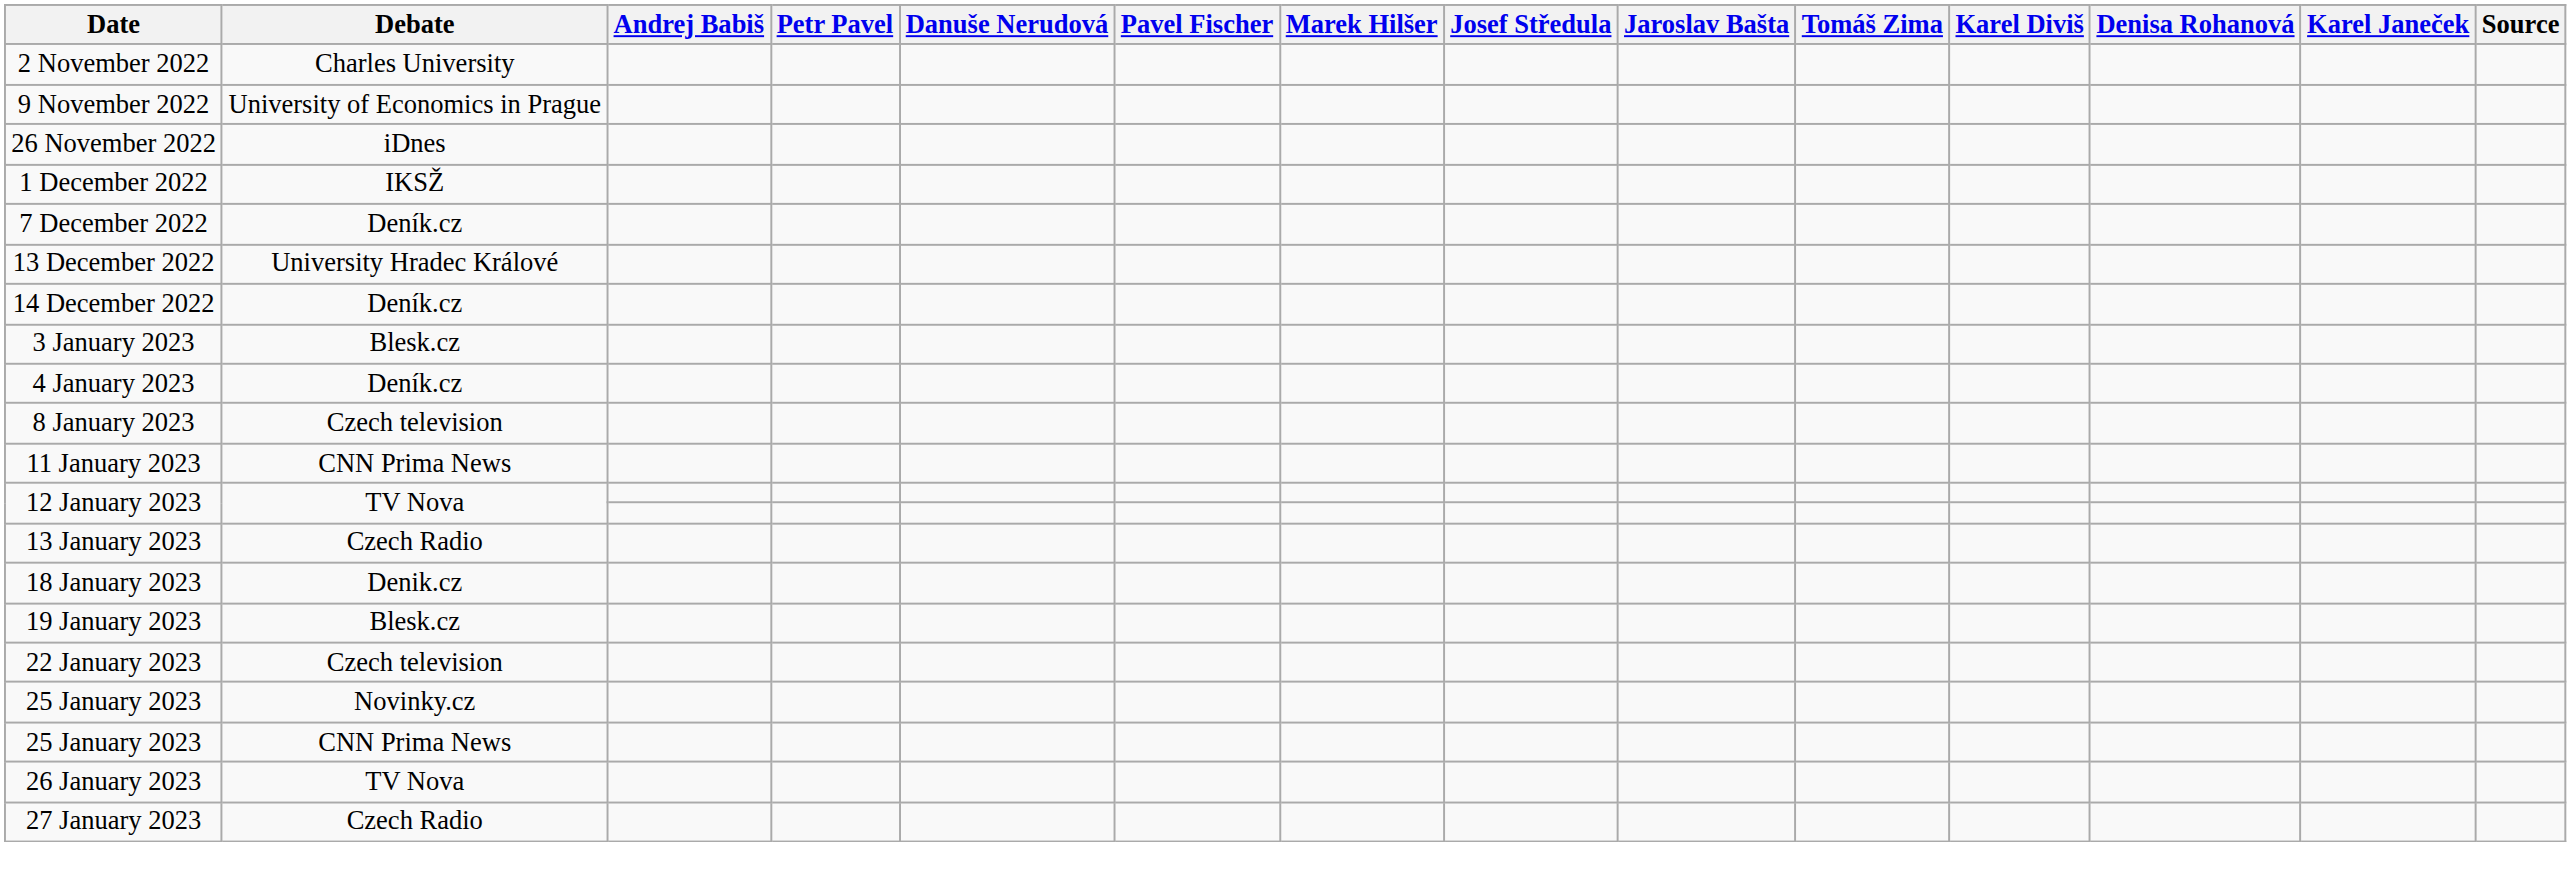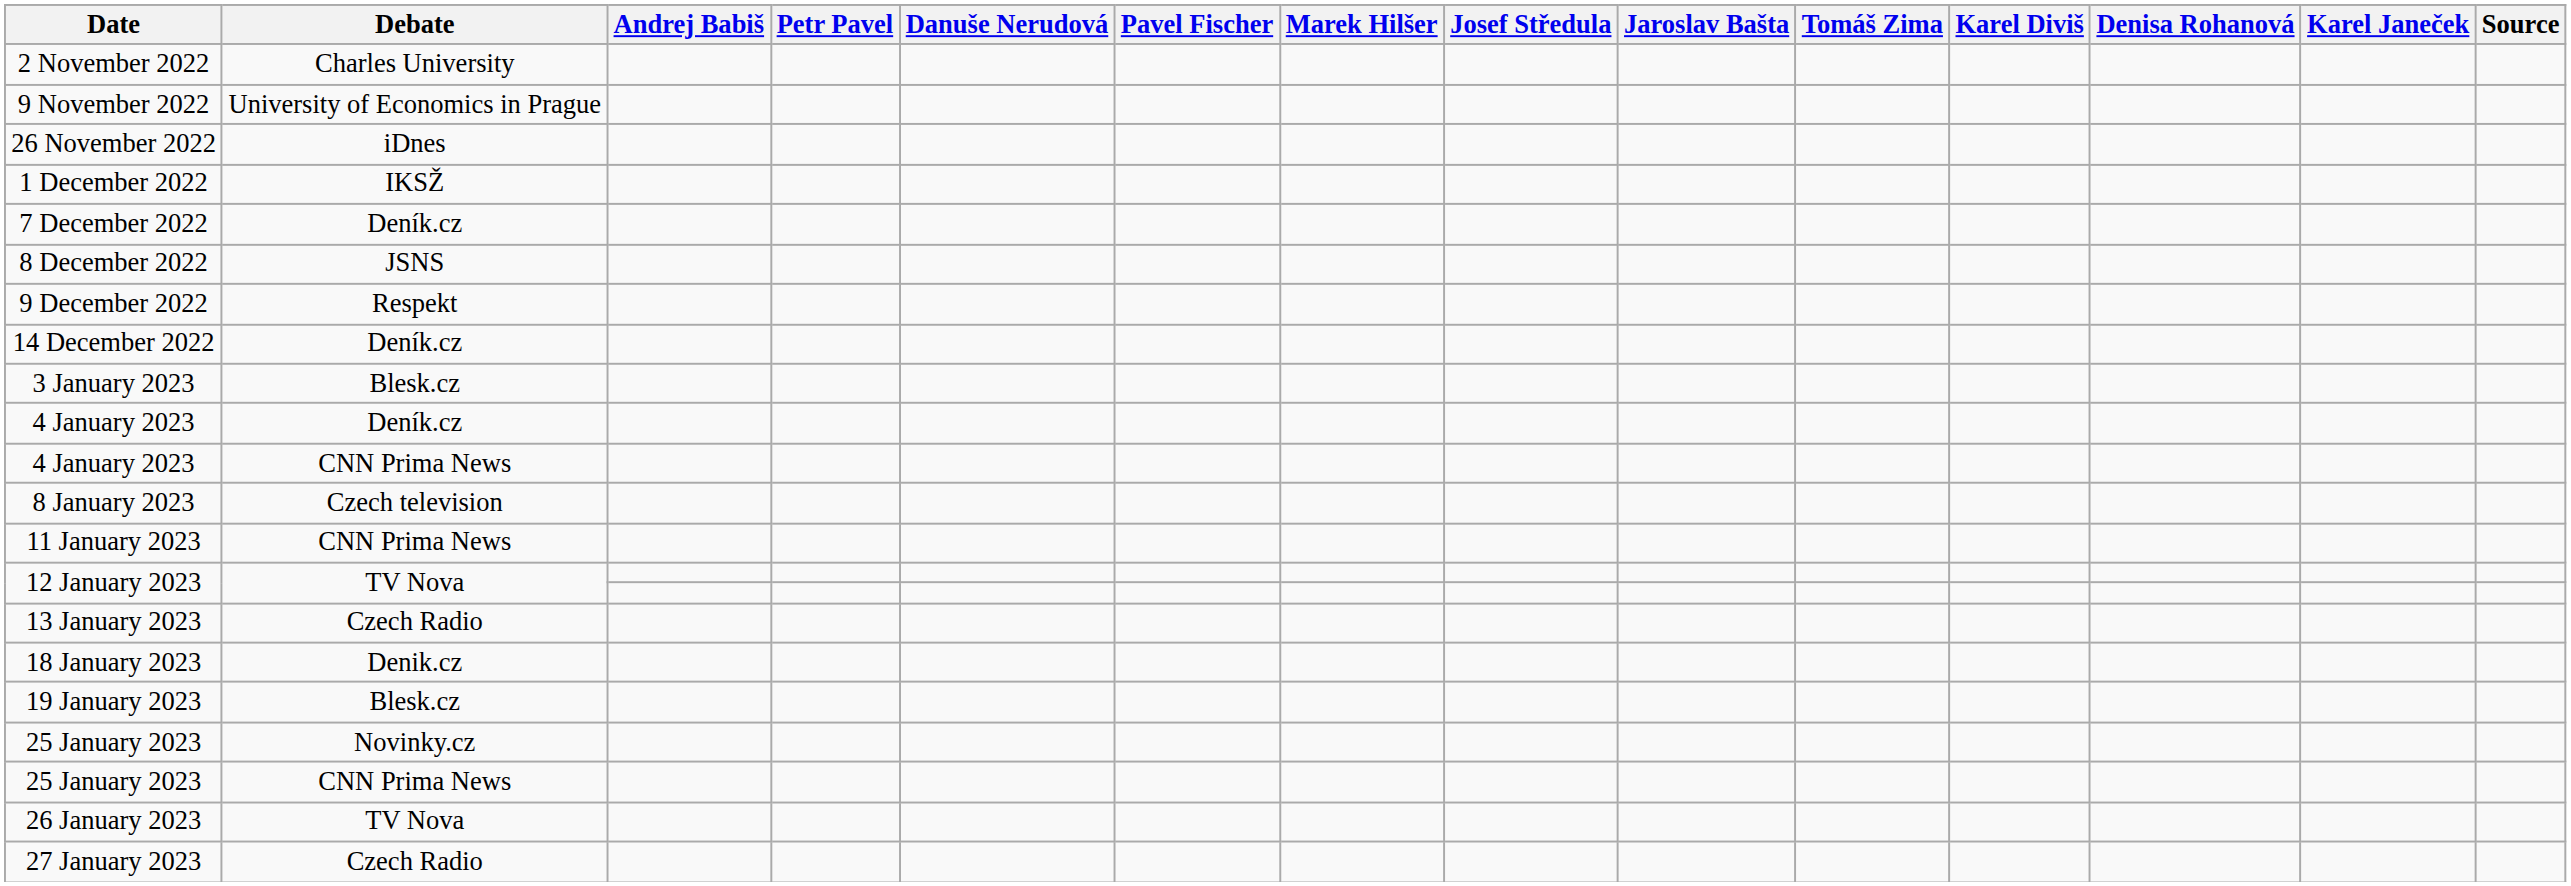+ row: (114, 263)
+ row: (114, 302)
- row: (114, 263)
+ row: (114, 462)
- row: (114, 661)
